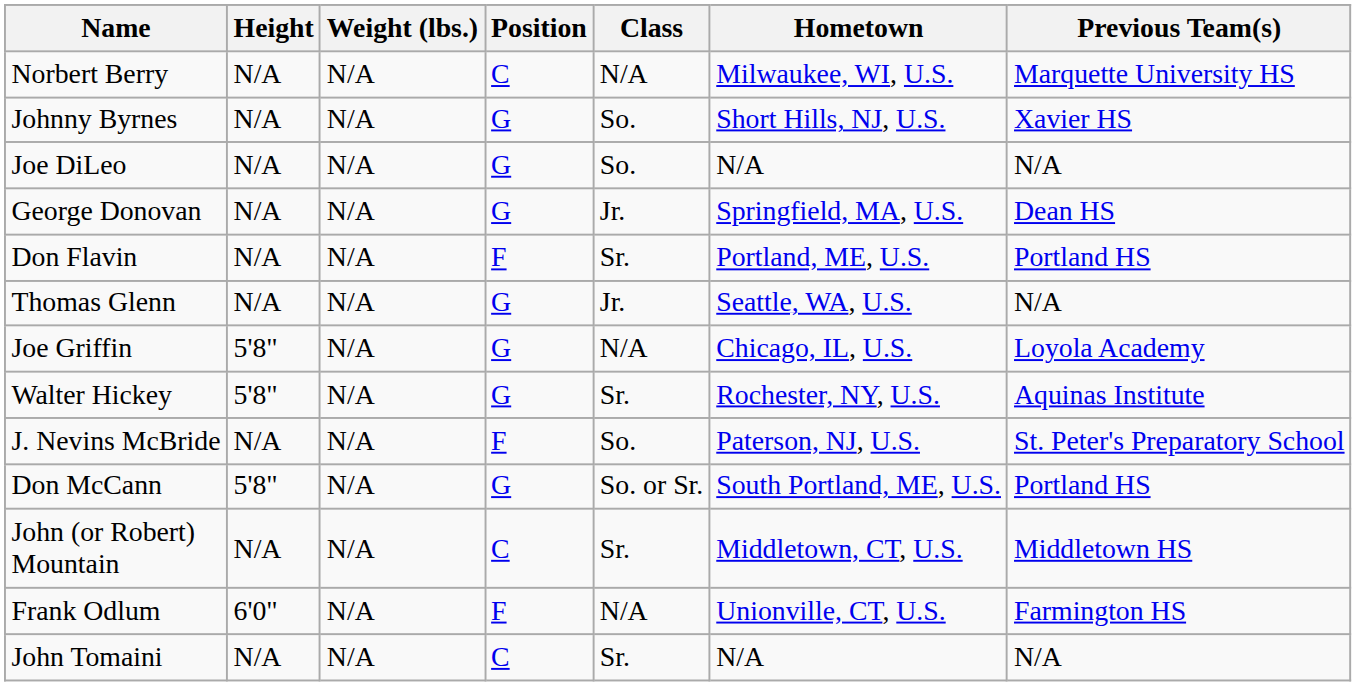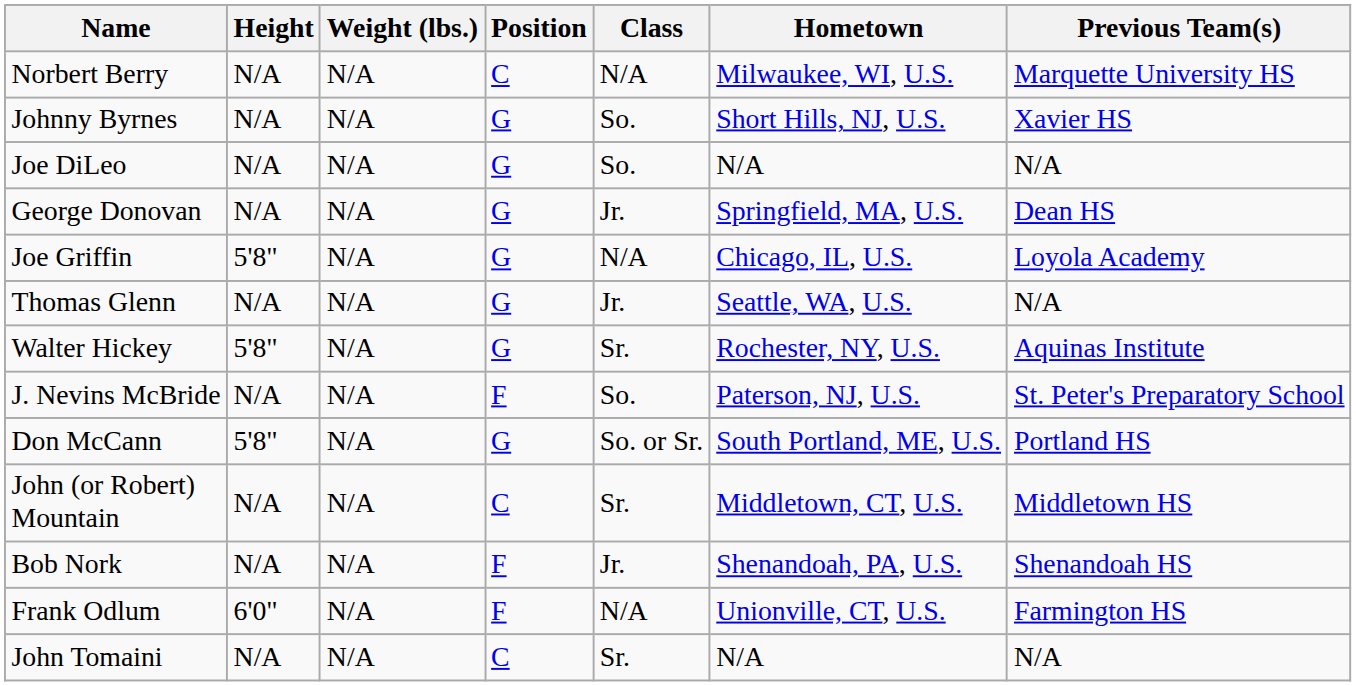- row: (74, 256)
rows swapped: (94, 302) <-> (72, 348)
+ row: (67, 564)
